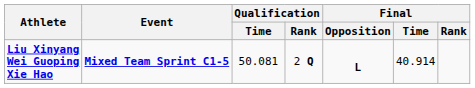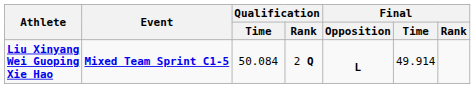(258, 62) 50.081 -> (258, 62) 50.084
(416, 62) 40.914 -> (416, 62) 49.914
